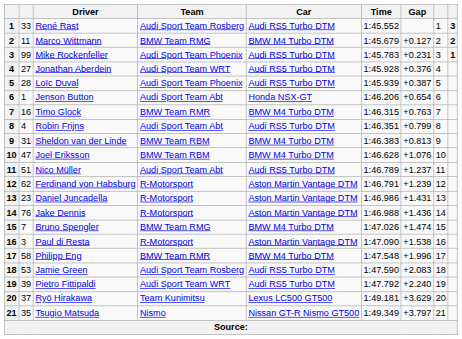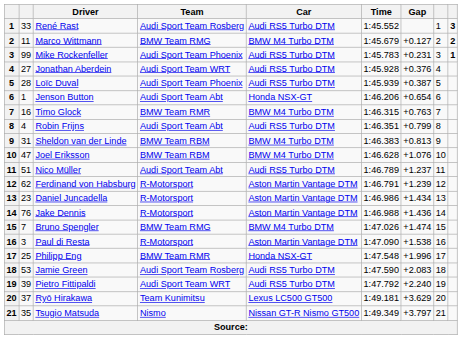(417, 198) +1.431 -> (417, 198) +1.434
(26, 255) 58 -> (26, 255) 25
(291, 255) BMW M4 Turbo DTM -> (280, 255) Honda NSX-GT
